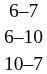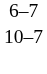- row: (24, 37)
